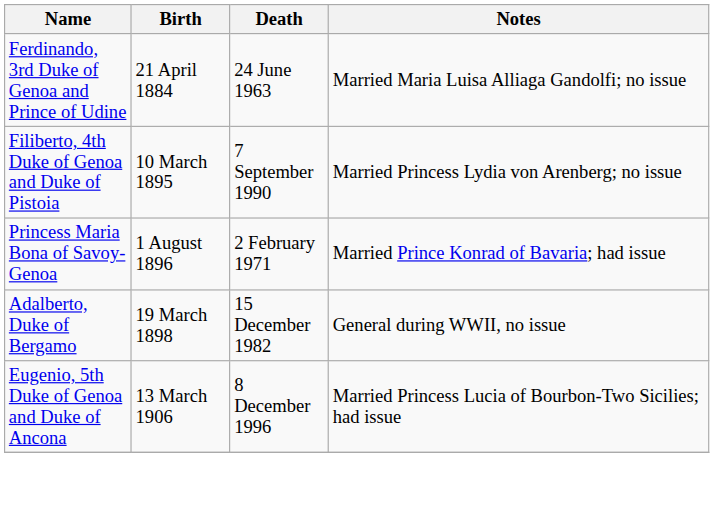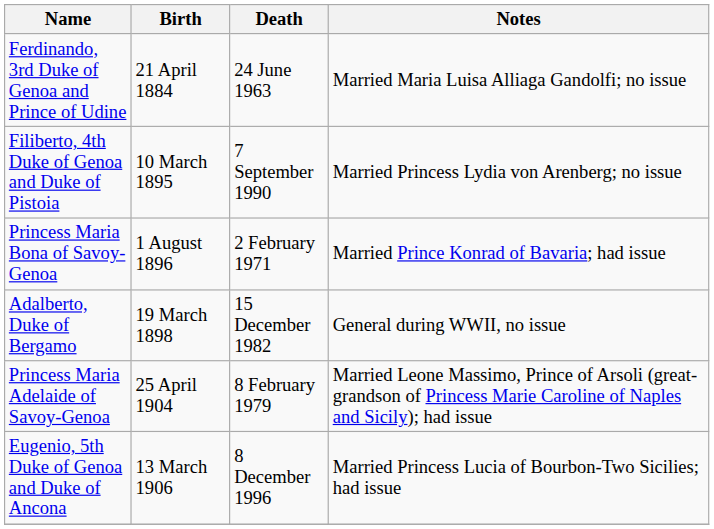+ row: (64, 396)
